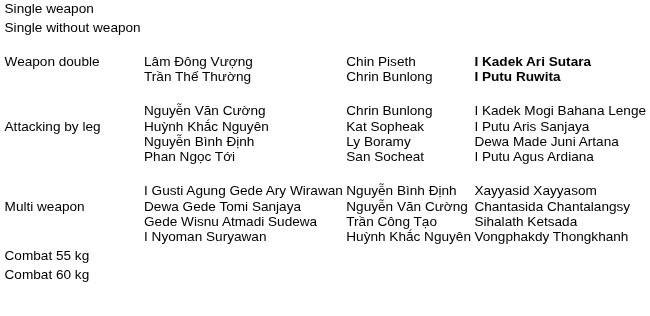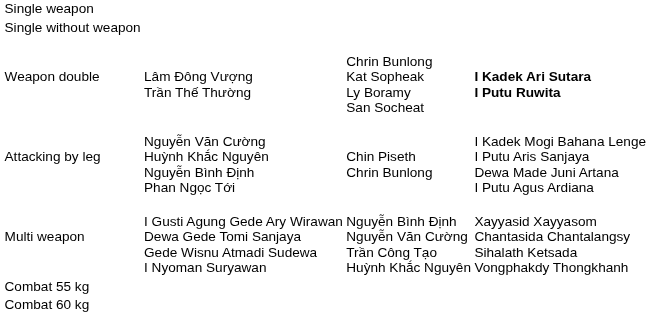(389, 69) Chin Piseth Chrin Bunlong -> (389, 84) Chrin Bunlong Kat Sopheak Ly Boramy San Socheat
(389, 134) Chrin Bunlong Kat Sopheak Ly Boramy San Socheat -> (389, 164) Chin Piseth Chrin Bunlong
